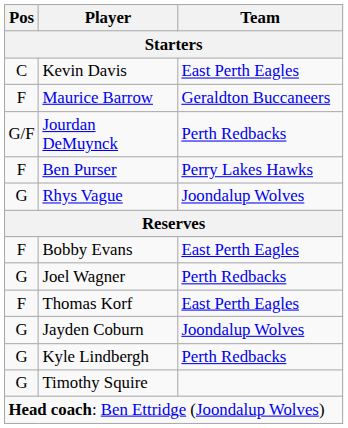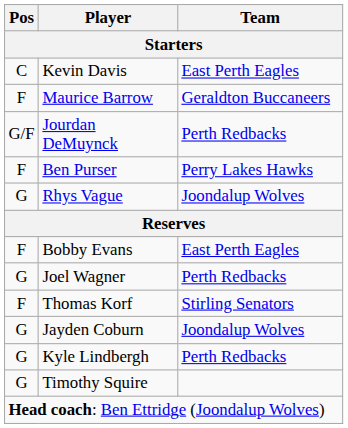(240, 303) East Perth Eagles -> (238, 303) Stirling Senators
